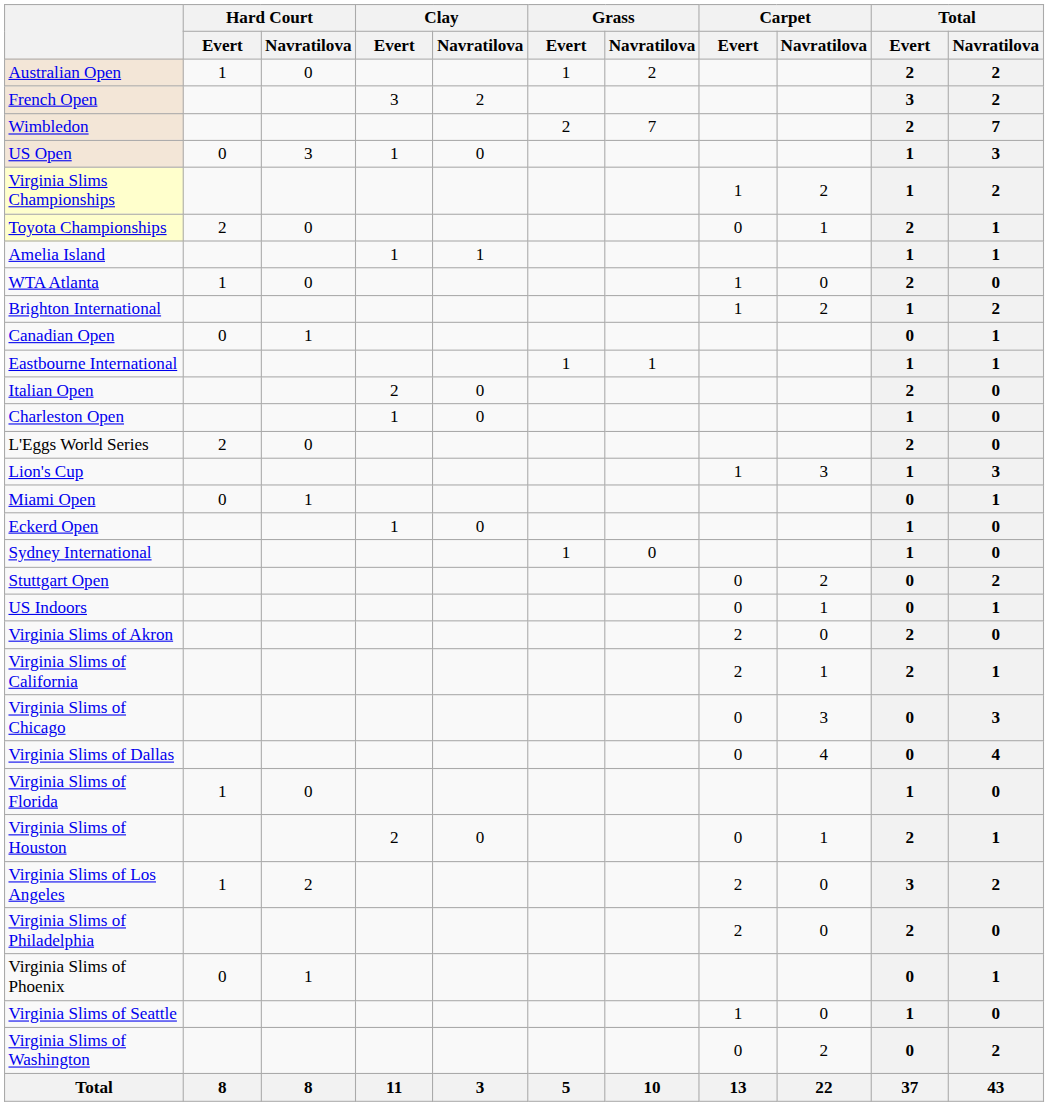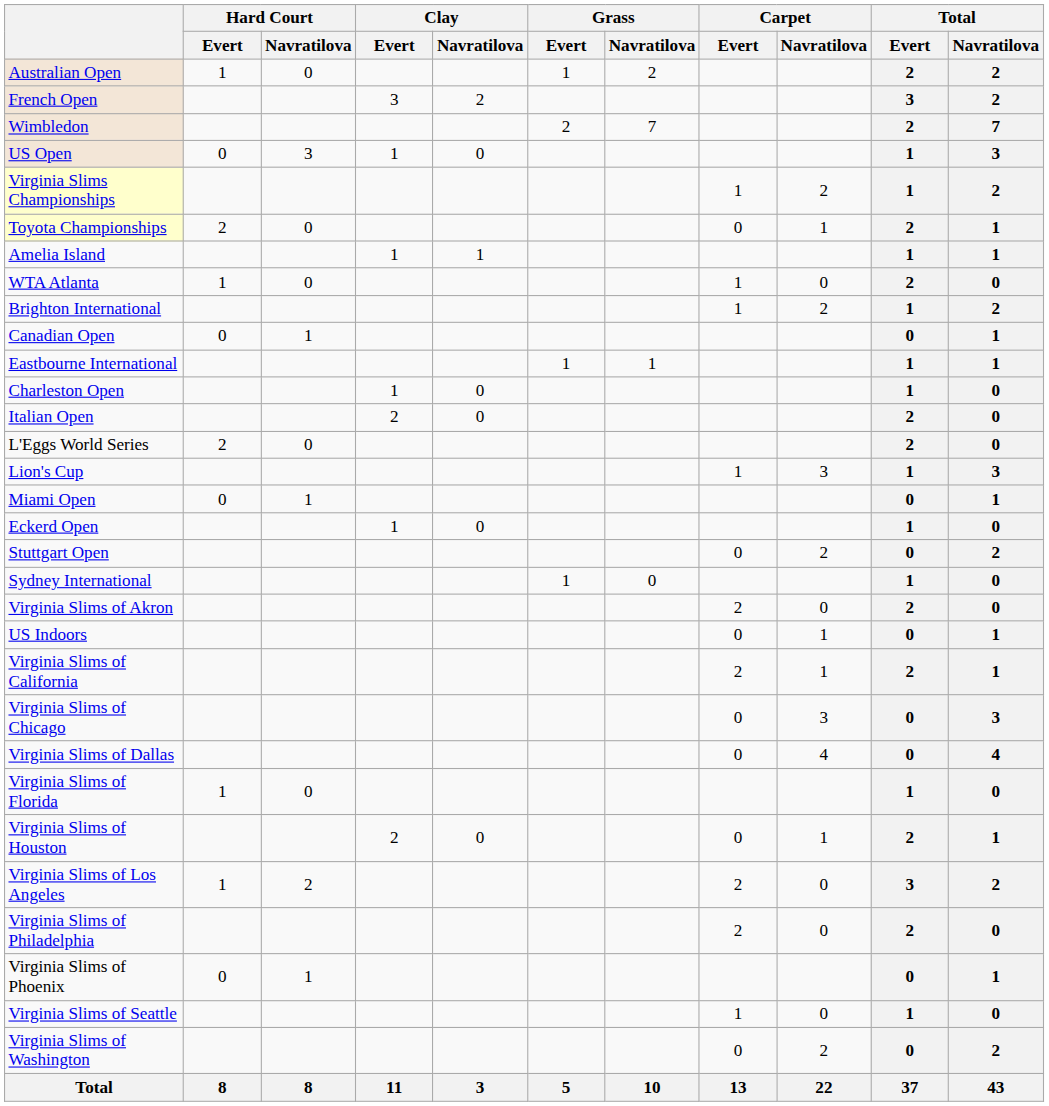rows swapped: (66, 417) <-> (51, 390)
rows swapped: (59, 580) <-> (80, 553)
rows swapped: (48, 607) <-> (91, 634)
